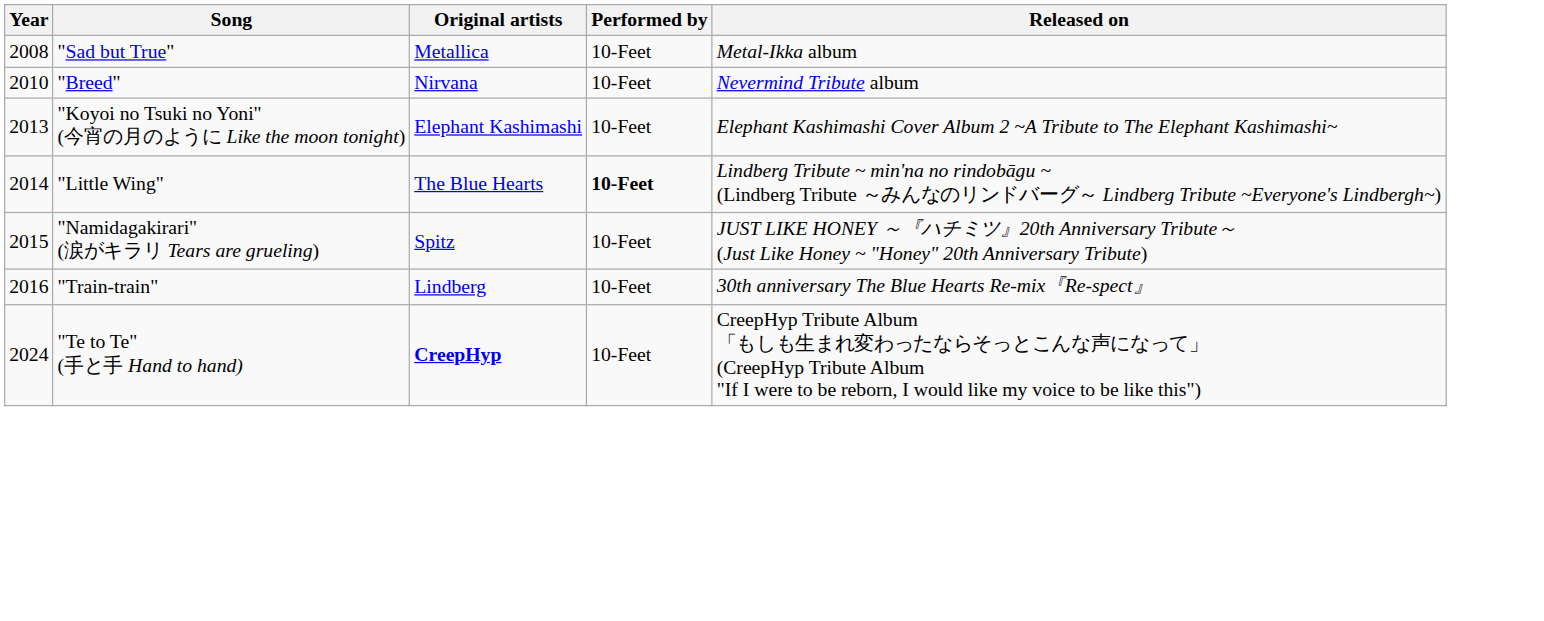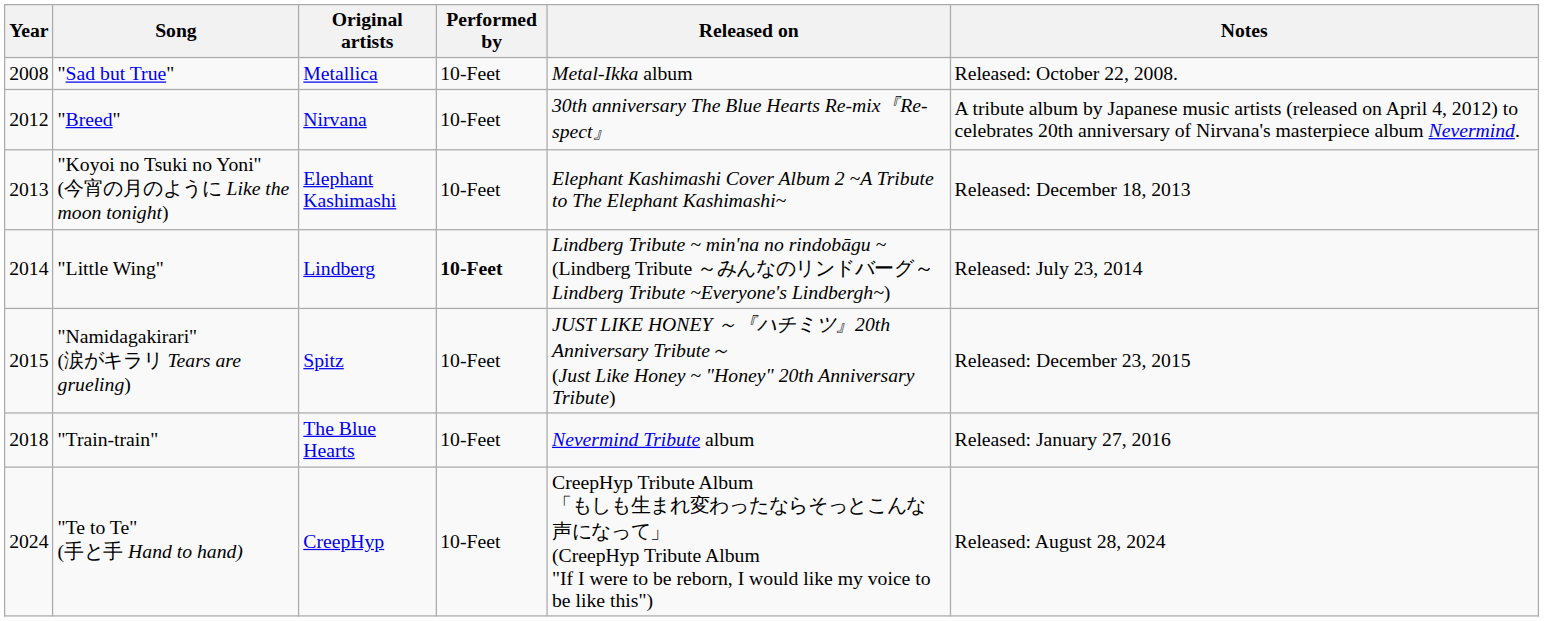+ column: (1244, 31)
(29, 82) 2010 -> (29, 119) 2012
(818, 82) Nevermind Tribute album -> (740, 118) 30th anniversary The Blue Hearts Re-mix『Re-spect』
(479, 183) The Blue Hearts -> (339, 268) Lindberg
(29, 286) 2016 -> (29, 439) 2018
(450, 286) Lindberg -> (340, 439) The Blue Hearts
(934, 286) 30th anniversary The Blue Hearts Re-mix『Re-spect』 -> (653, 439) Nevermind Tribute album
(458, 354) bold -> (344, 541) normal
